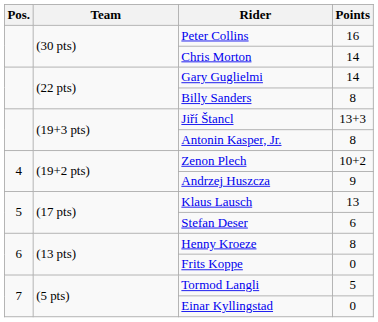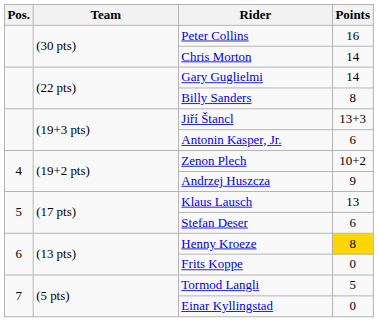(353, 139) 8 -> (353, 139) 6
(353, 243) no background -> (353, 243) gold background
